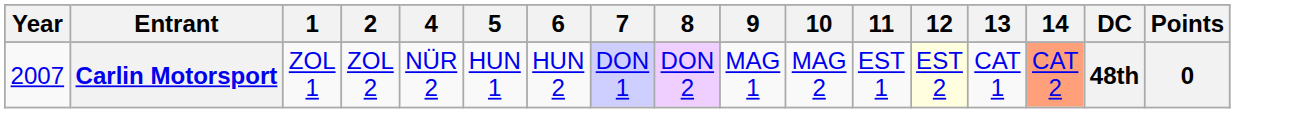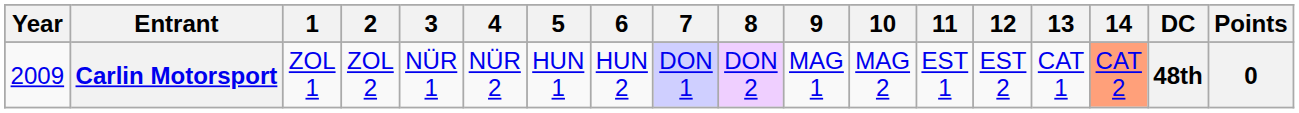+ column: (431, 23)
(37, 75) 2007 -> (37, 75) 2009
(940, 75) lightyellow background -> (1003, 75) no background
